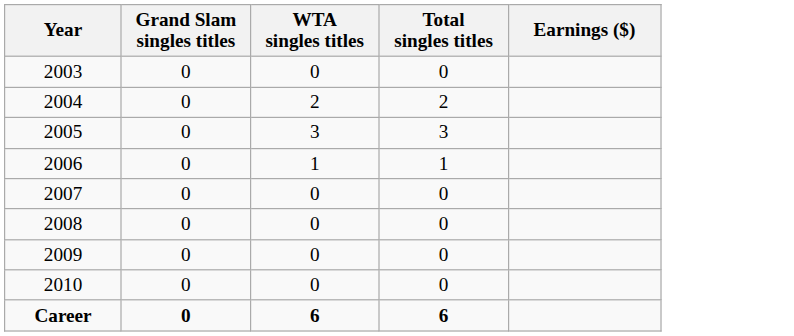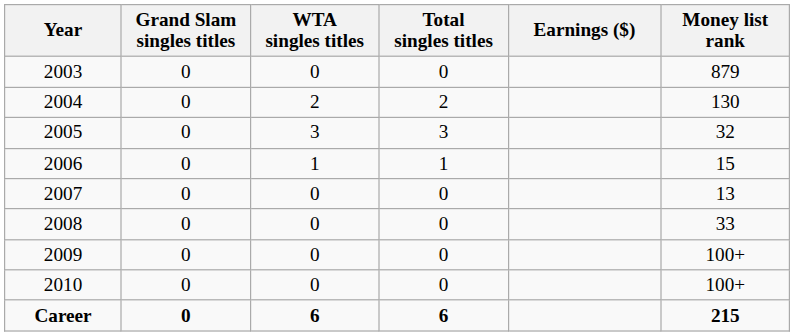+ column: (725, 30)
